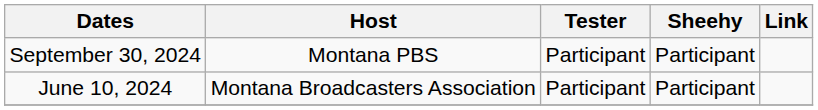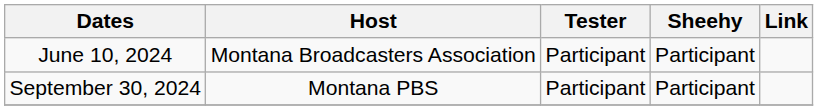rows swapped: (105, 88) <-> (105, 54)
